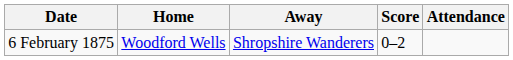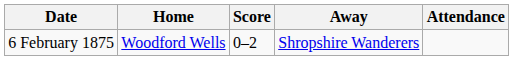columns swapped: (400, 17) <-> (303, 17)
